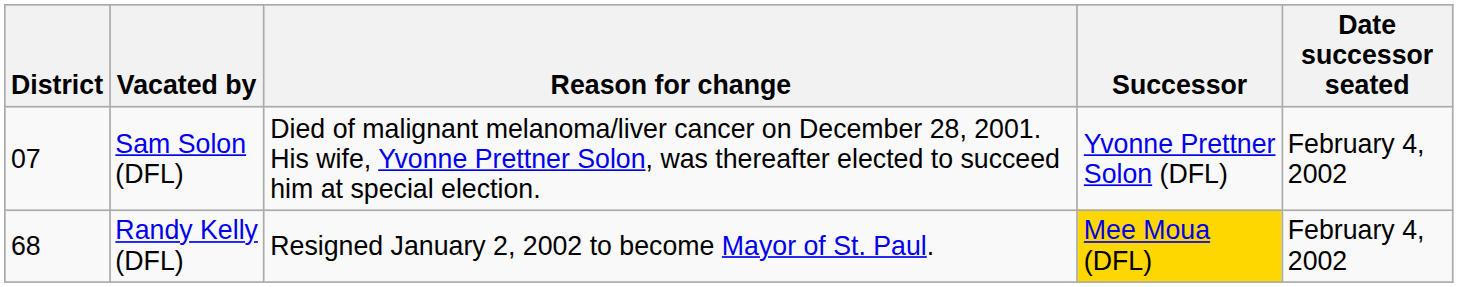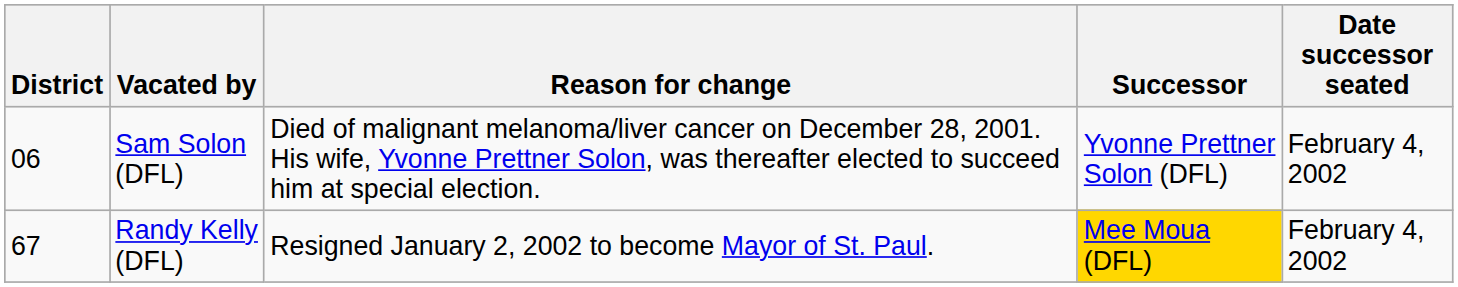(26, 158) 07 -> (26, 158) 06
(26, 245) 68 -> (26, 245) 67
